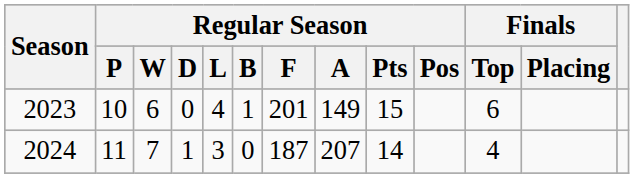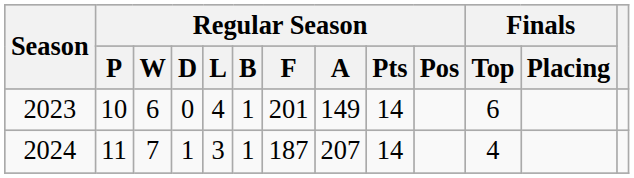(390, 109) 15 -> (390, 109) 14
(248, 151) 0 -> (248, 151) 1
